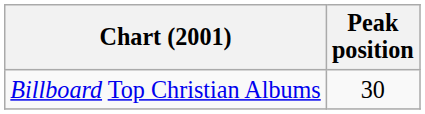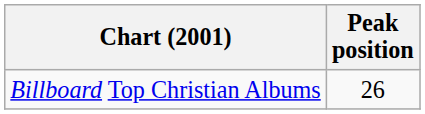(373, 89) 30 -> (373, 89) 26
